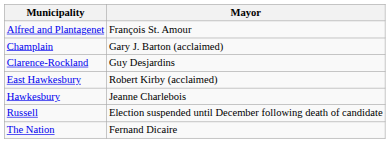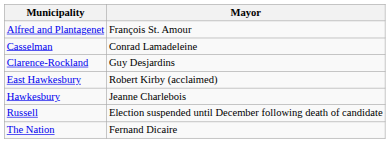+ row: (30, 46)
- row: (30, 46)
